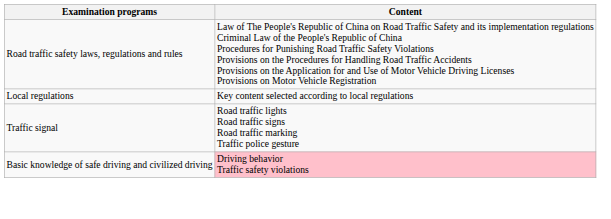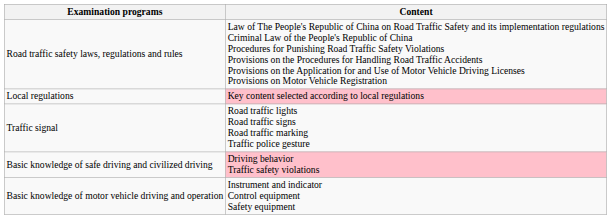(315, 96) no background -> (326, 96) pink background
+ row: (115, 196)
